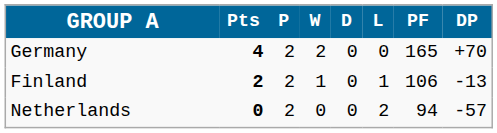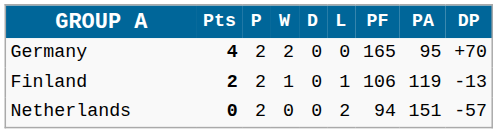+ column: (423, 22)
